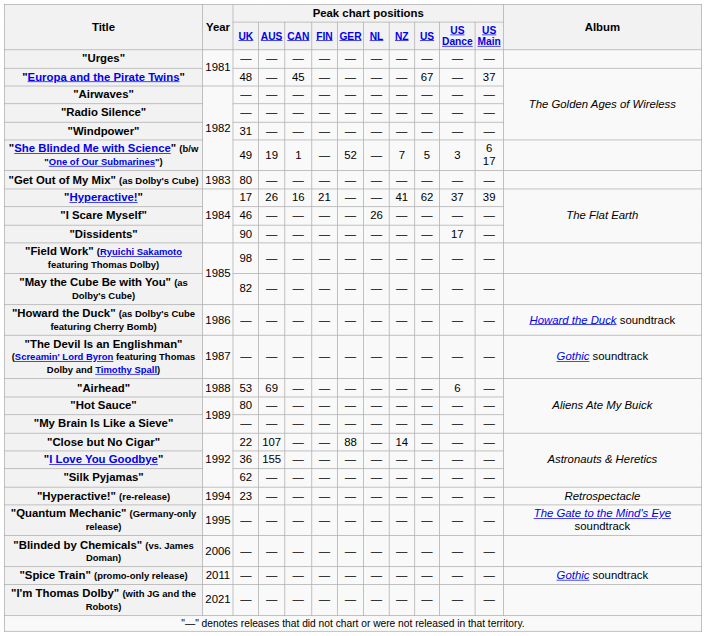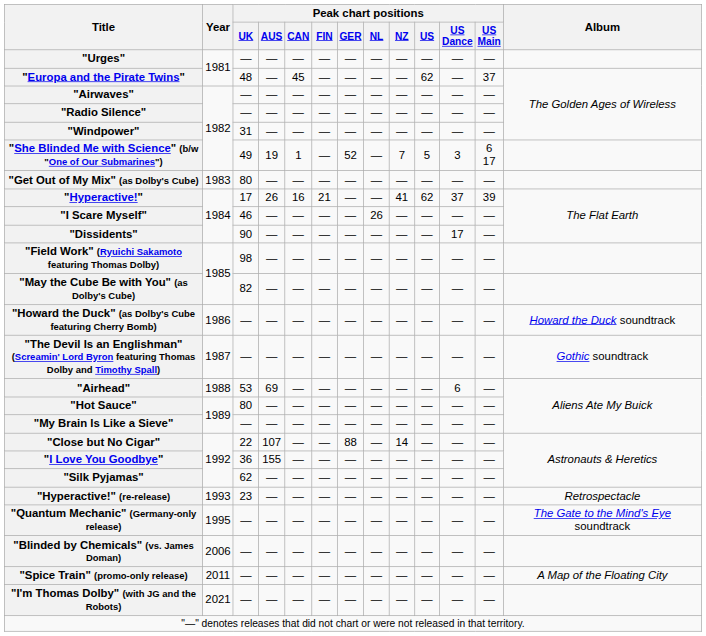(427, 77) 67 -> (427, 77) 62
(218, 496) 1994 -> (218, 496) 1993
(602, 575) Gothic soundtrack -> (602, 575) A Map of the Floating City
